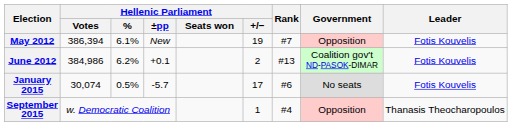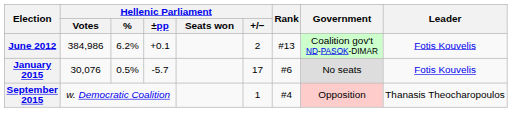- row: (32, 40)
(86, 85) 30,074 -> (86, 70) 30,076
